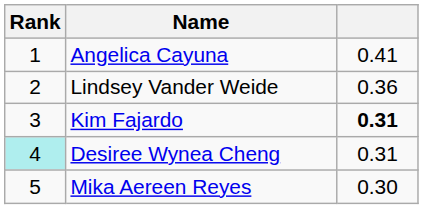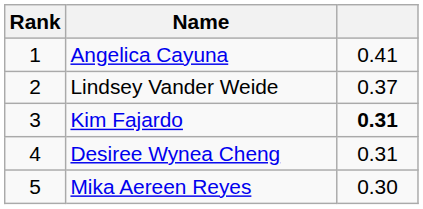(377, 88) 0.36 -> (377, 88) 0.37
(35, 154) paleturquoise background -> (35, 154) no background
